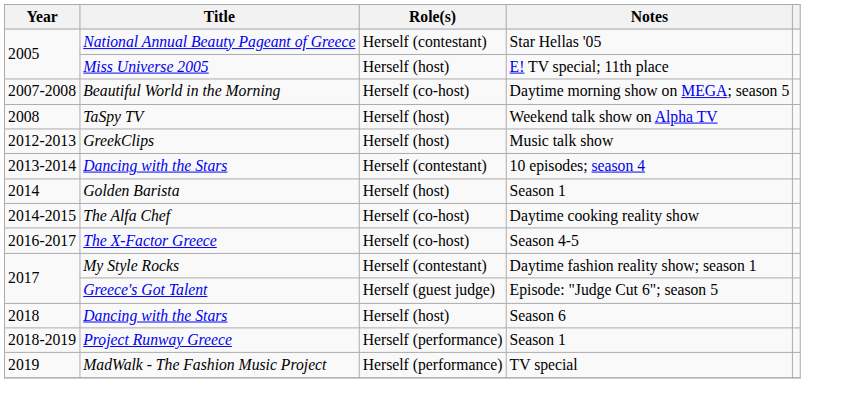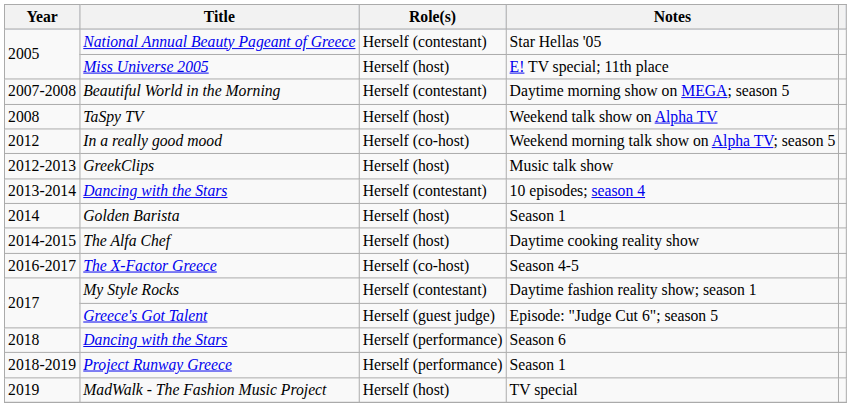(416, 91) Herself (co-host) -> (425, 91) Herself (contestant)
+ row: (153, 141)
(416, 215) Herself (co-host) -> (406, 240) Herself (host)
(406, 315) Herself (host) -> (433, 340) Herself (performance)
(433, 365) Herself (performance) -> (406, 389) Herself (host)
